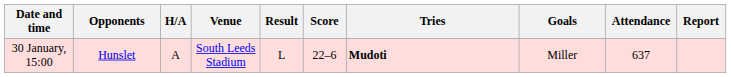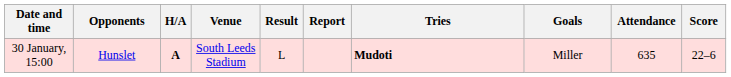columns swapped: (324, 21) <-> (701, 21)
(176, 55) normal -> (176, 55) bold
(641, 55) 637 -> (646, 55) 635
